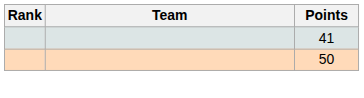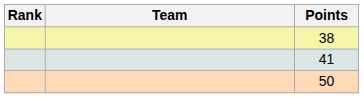+ row: (327, 38)
